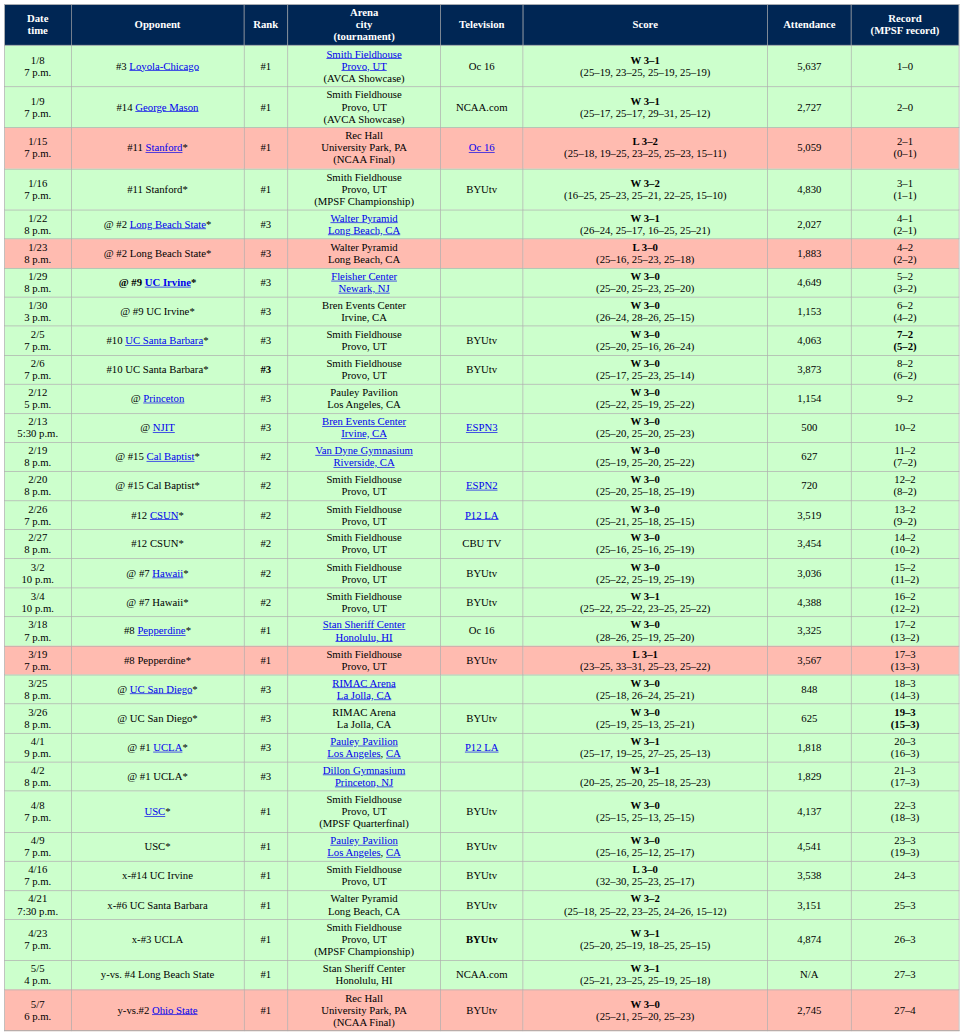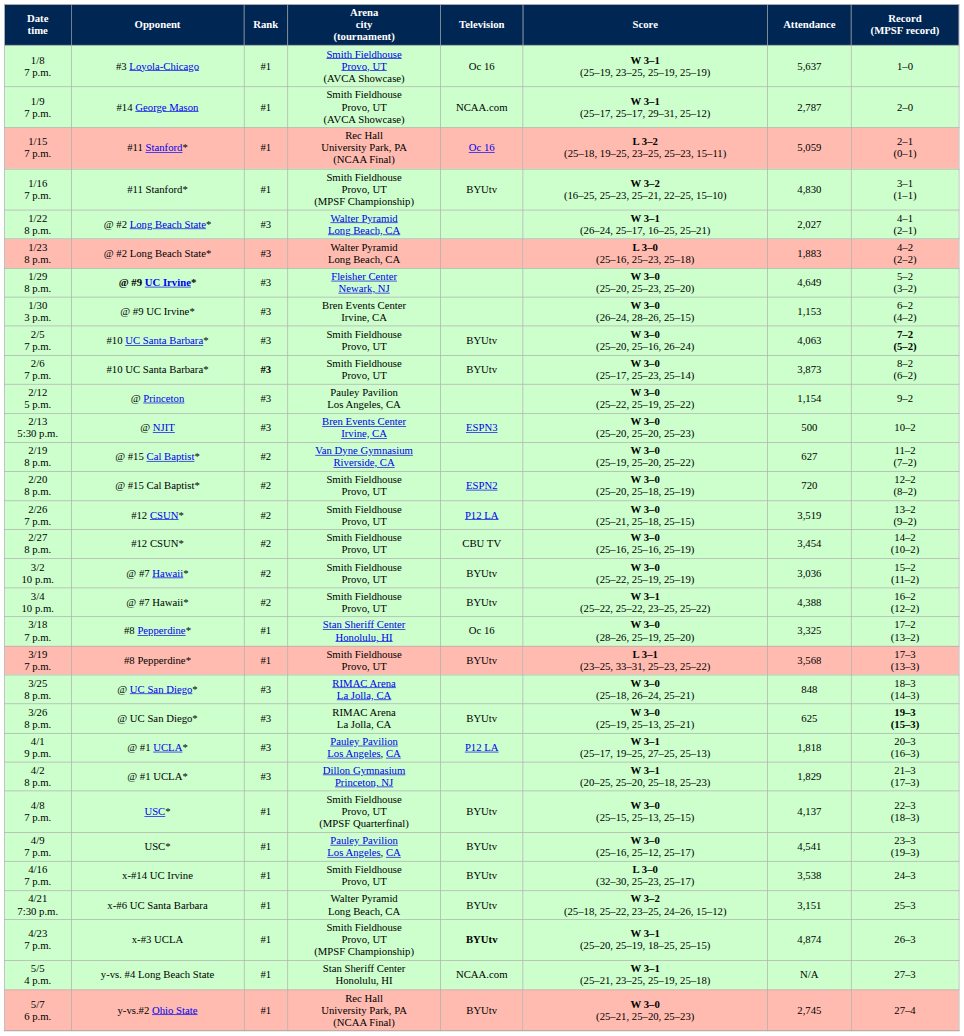(809, 107) 2,727 -> (809, 107) 2,787
(809, 660) 3,567 -> (809, 660) 3,568
